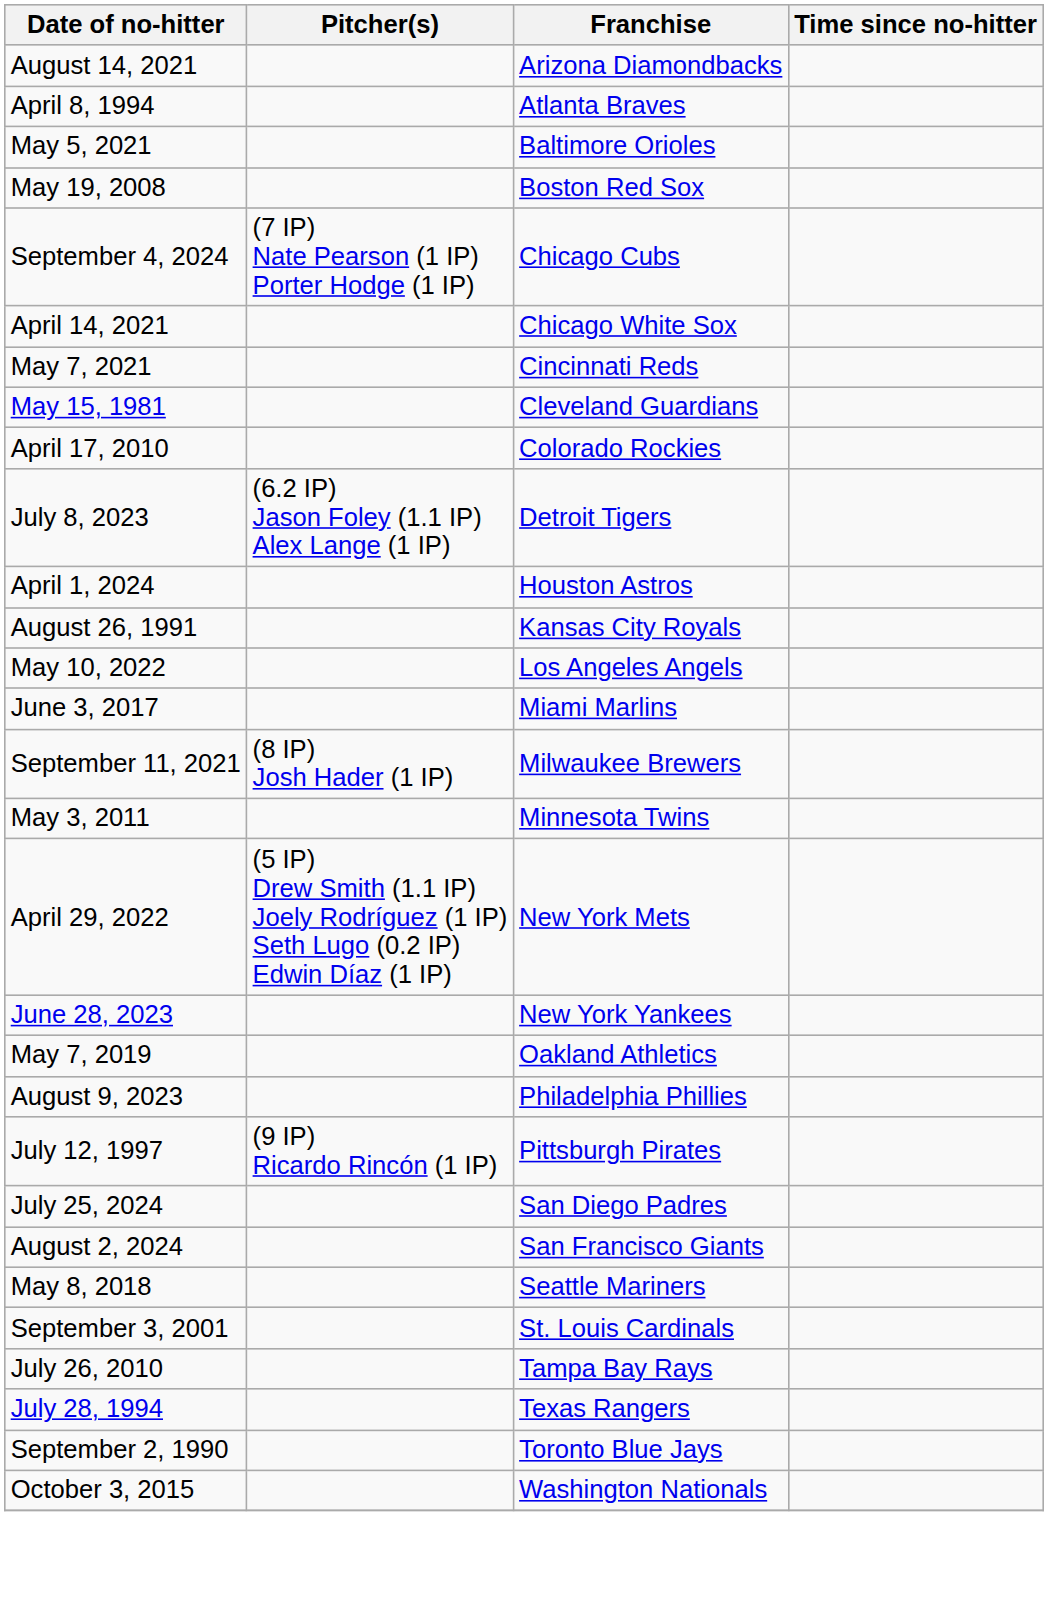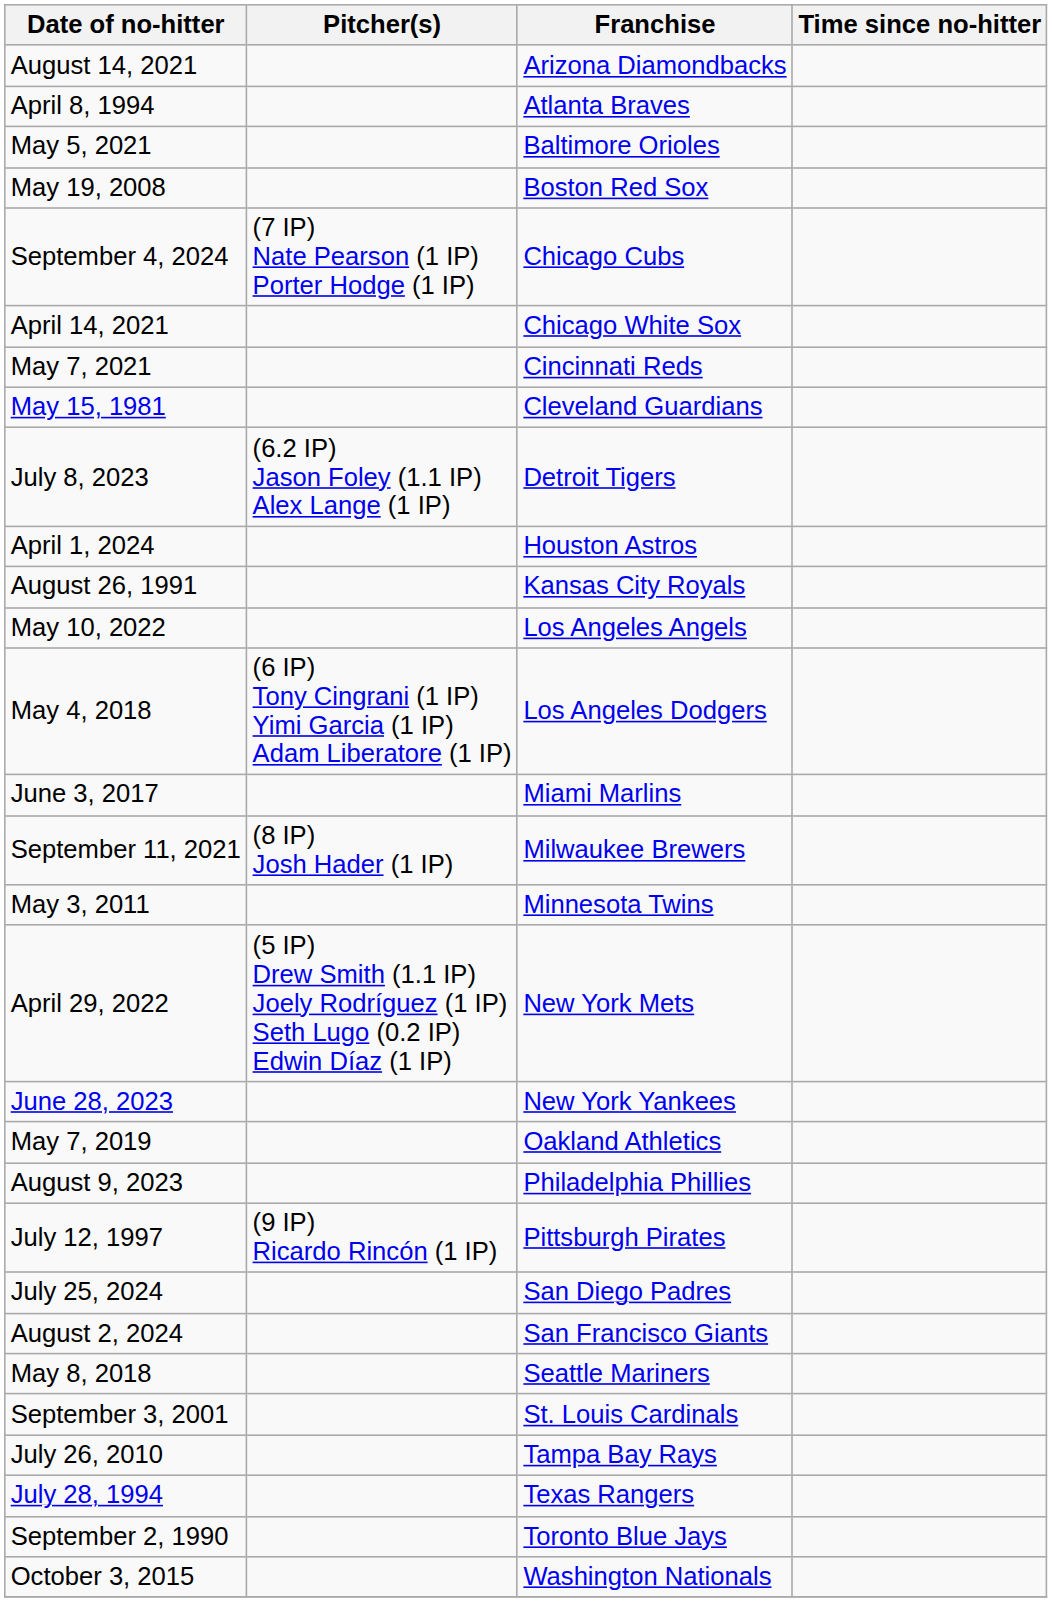- row: (90, 447)
+ row: (81, 711)
